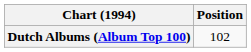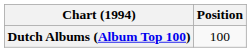(220, 36) 102 -> (220, 36) 100
